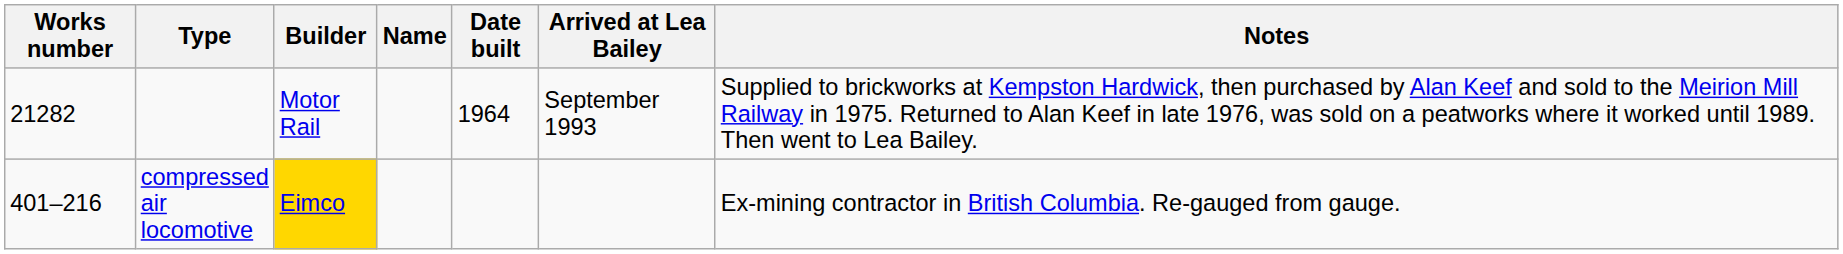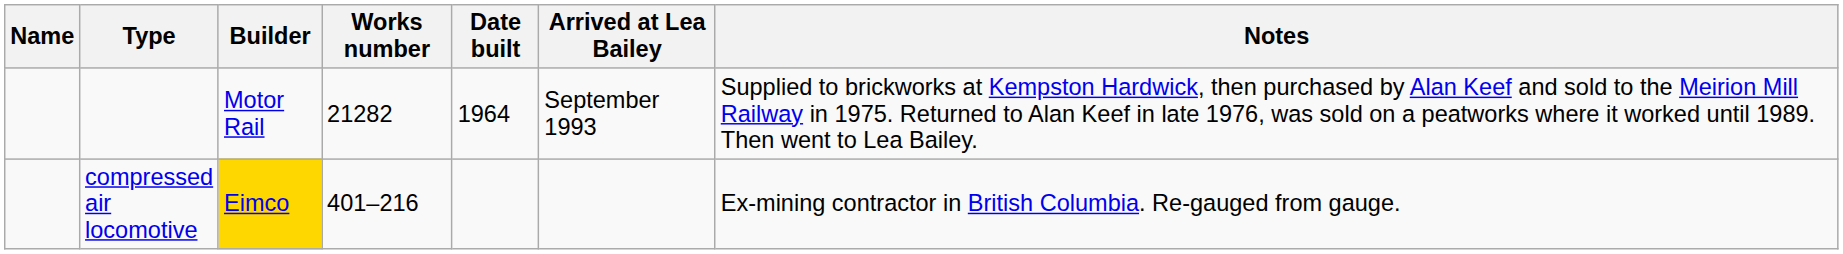columns swapped: (415, 36) <-> (70, 36)
